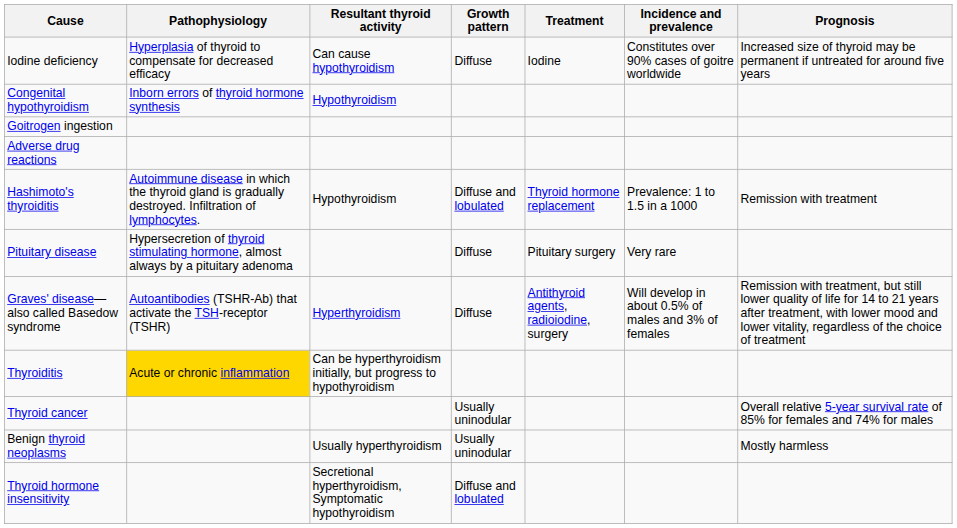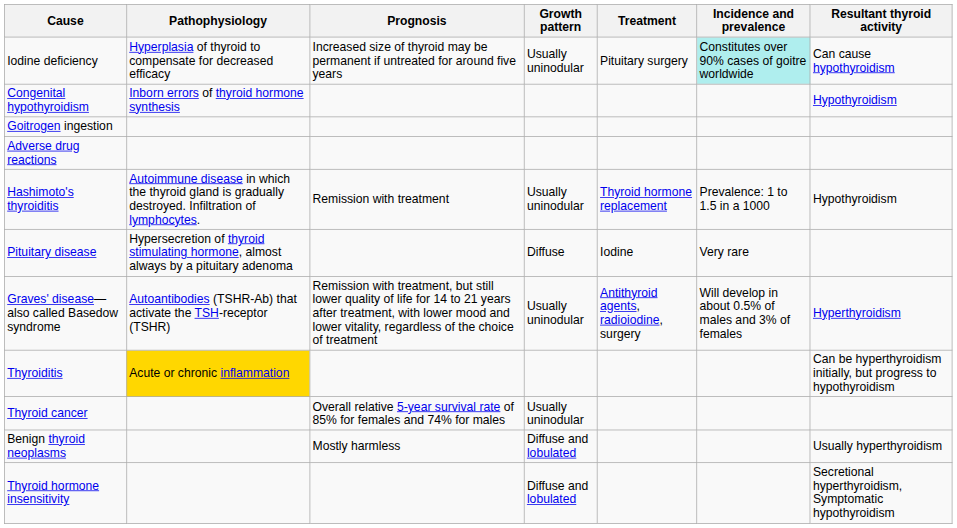columns swapped: (381, 20) <-> (845, 20)
(473, 60) Diffuse -> (555, 60) Usually uninodular
(544, 60) Iodine -> (644, 60) Pituitary surgery
(680, 60) no background -> (753, 60) paleturquoise background
(485, 199) Diffuse and lobulated -> (555, 199) Usually uninodular
(571, 252) Pituitary surgery -> (617, 252) Iodine
(473, 313) Diffuse -> (555, 313) Usually uninodular
(483, 446) Usually uninodular -> (558, 446) Diffuse and lobulated
